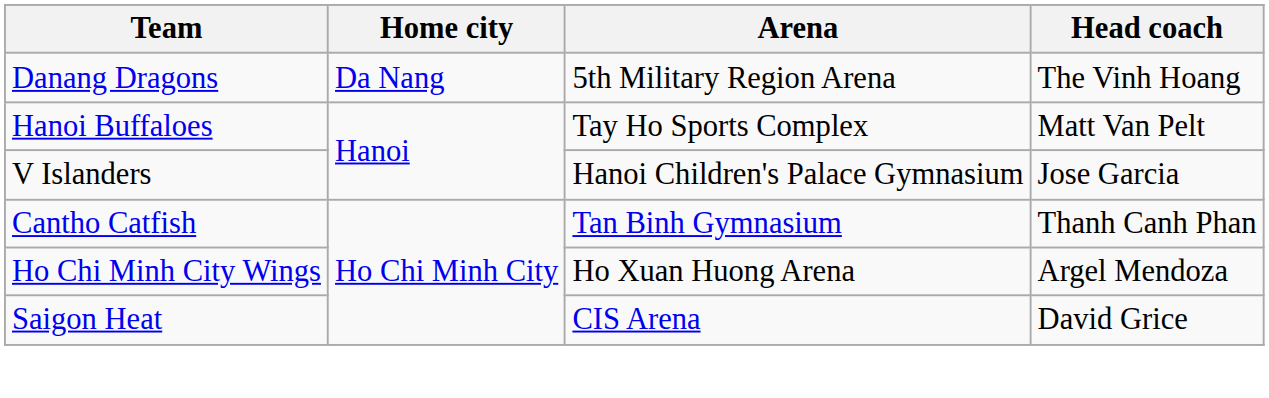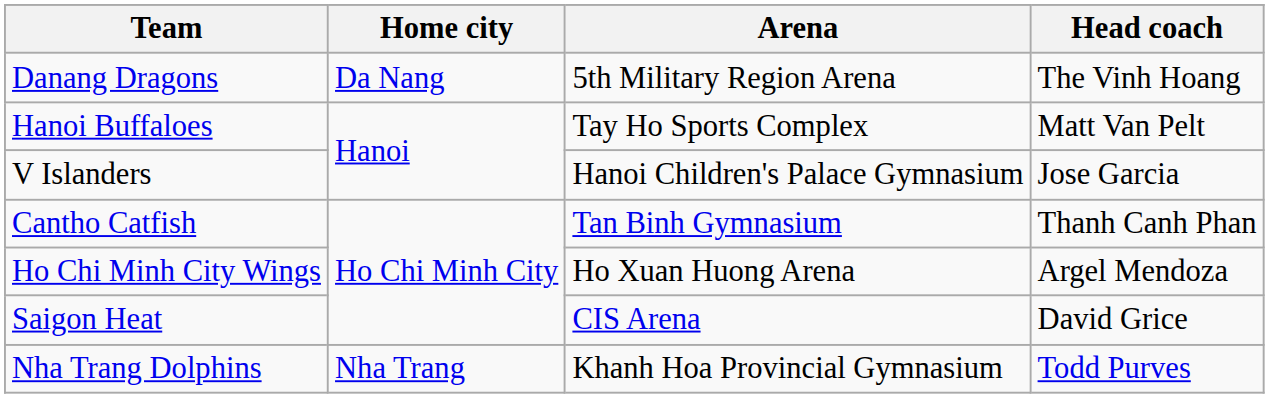+ row: (137, 367)
